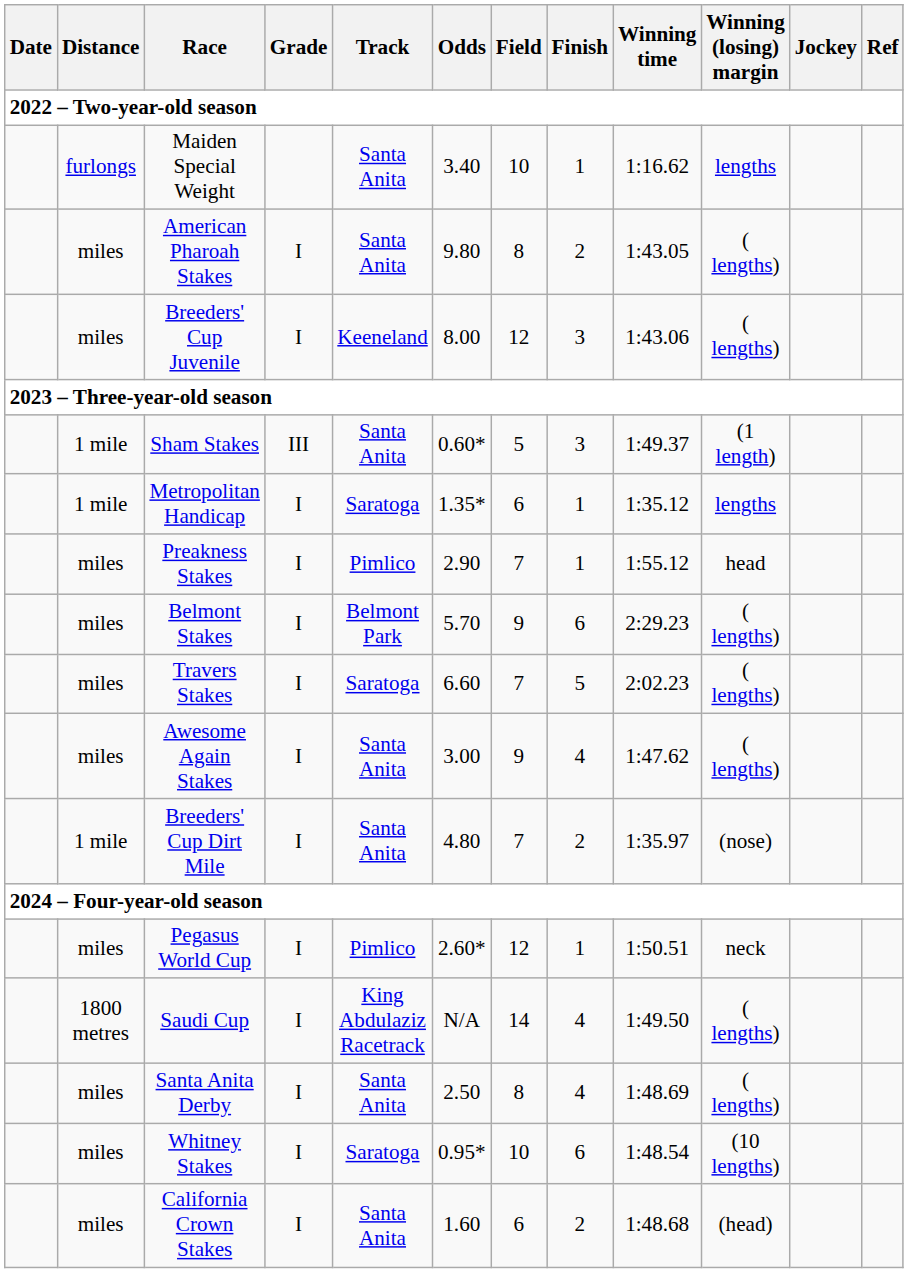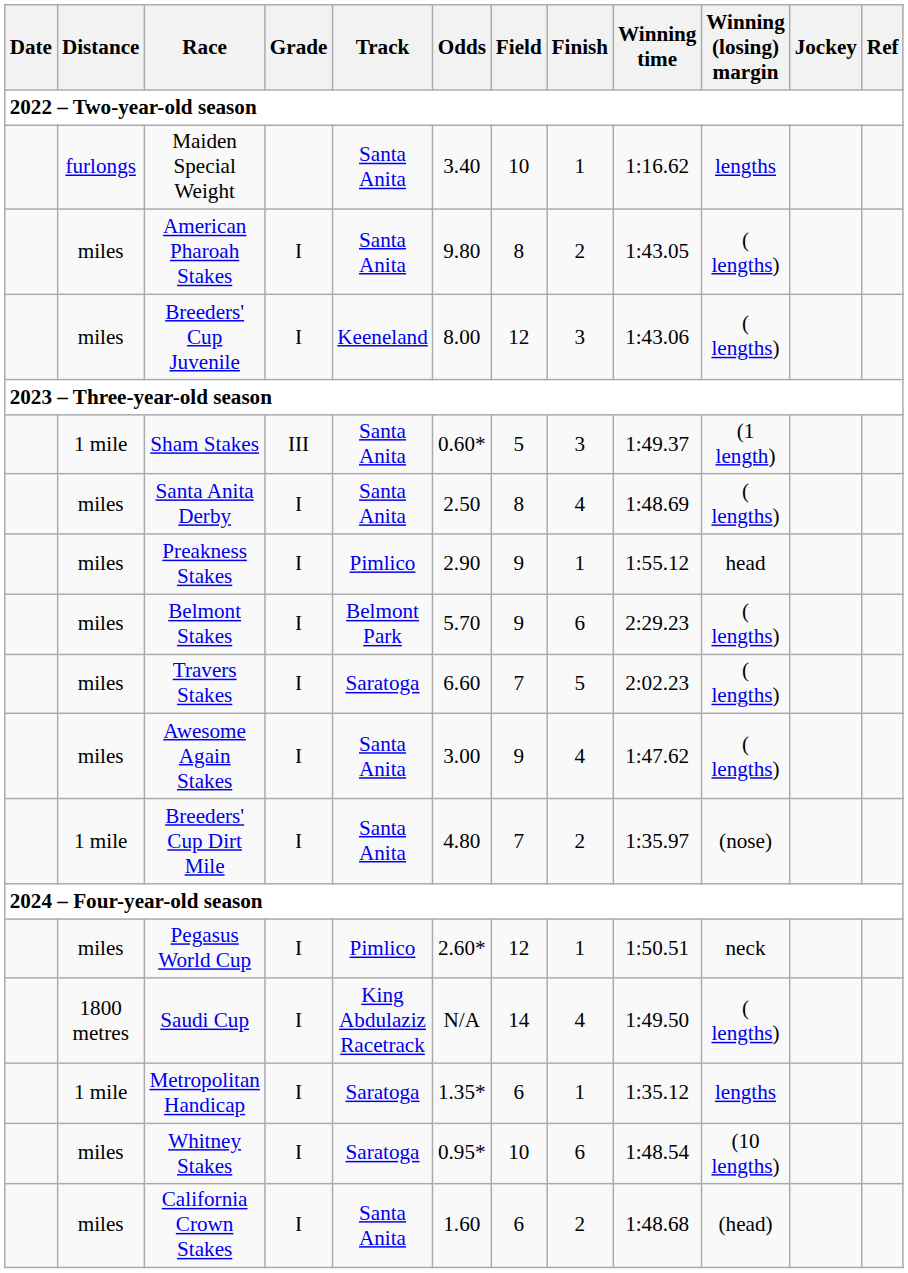rows swapped: (205, 1093) <-> (205, 504)
(519, 564) 7 -> (519, 564) 9
